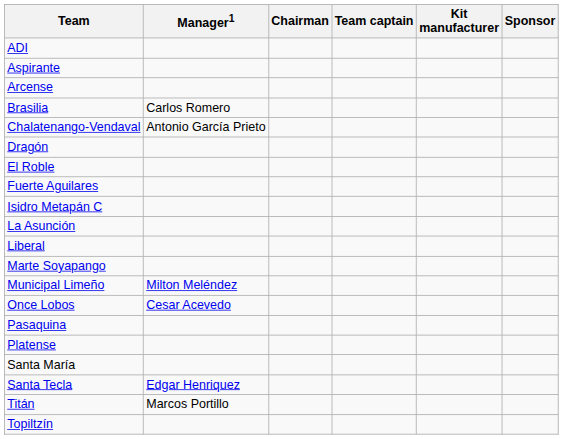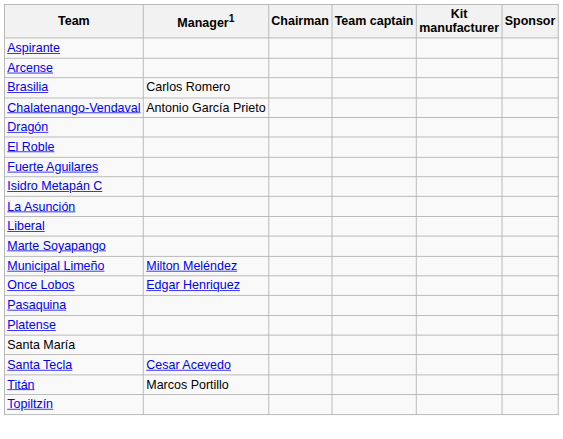- row: (18, 48)
(189, 305) Cesar Acevedo -> (193, 285) Edgar Henriquez
(193, 384) Edgar Henriquez -> (189, 364) Cesar Acevedo
